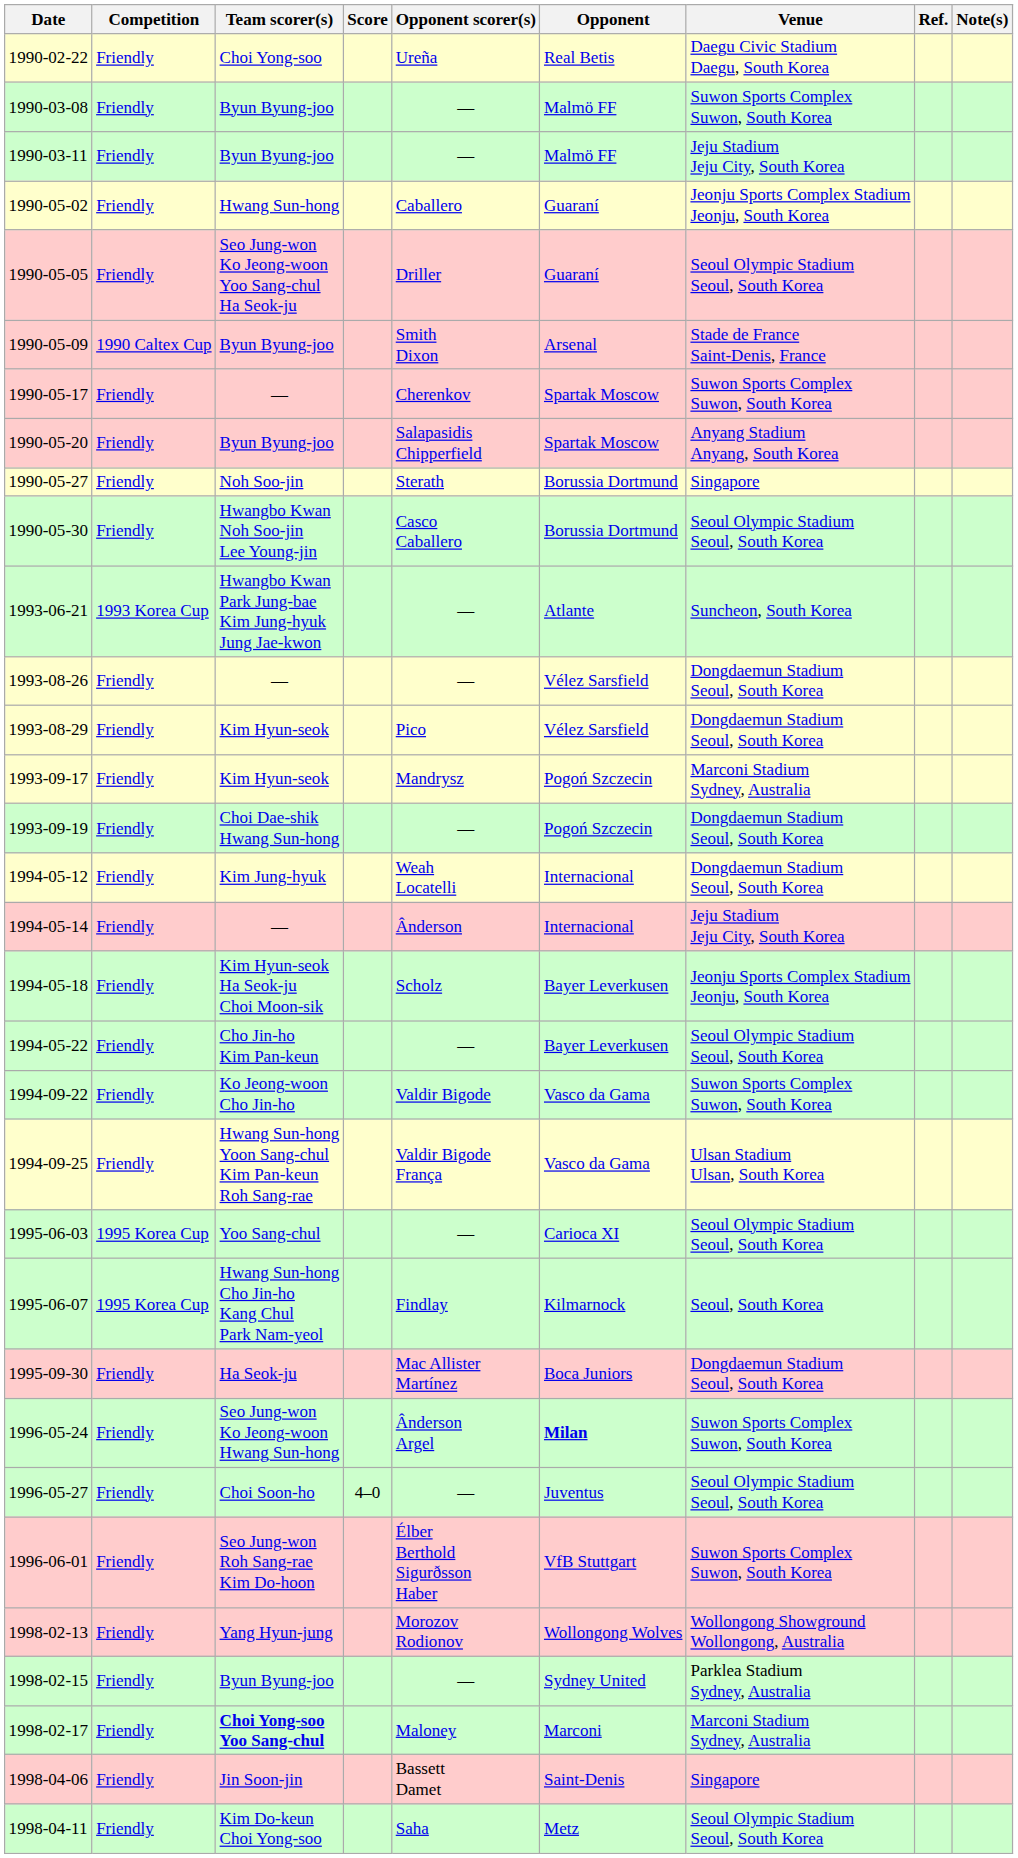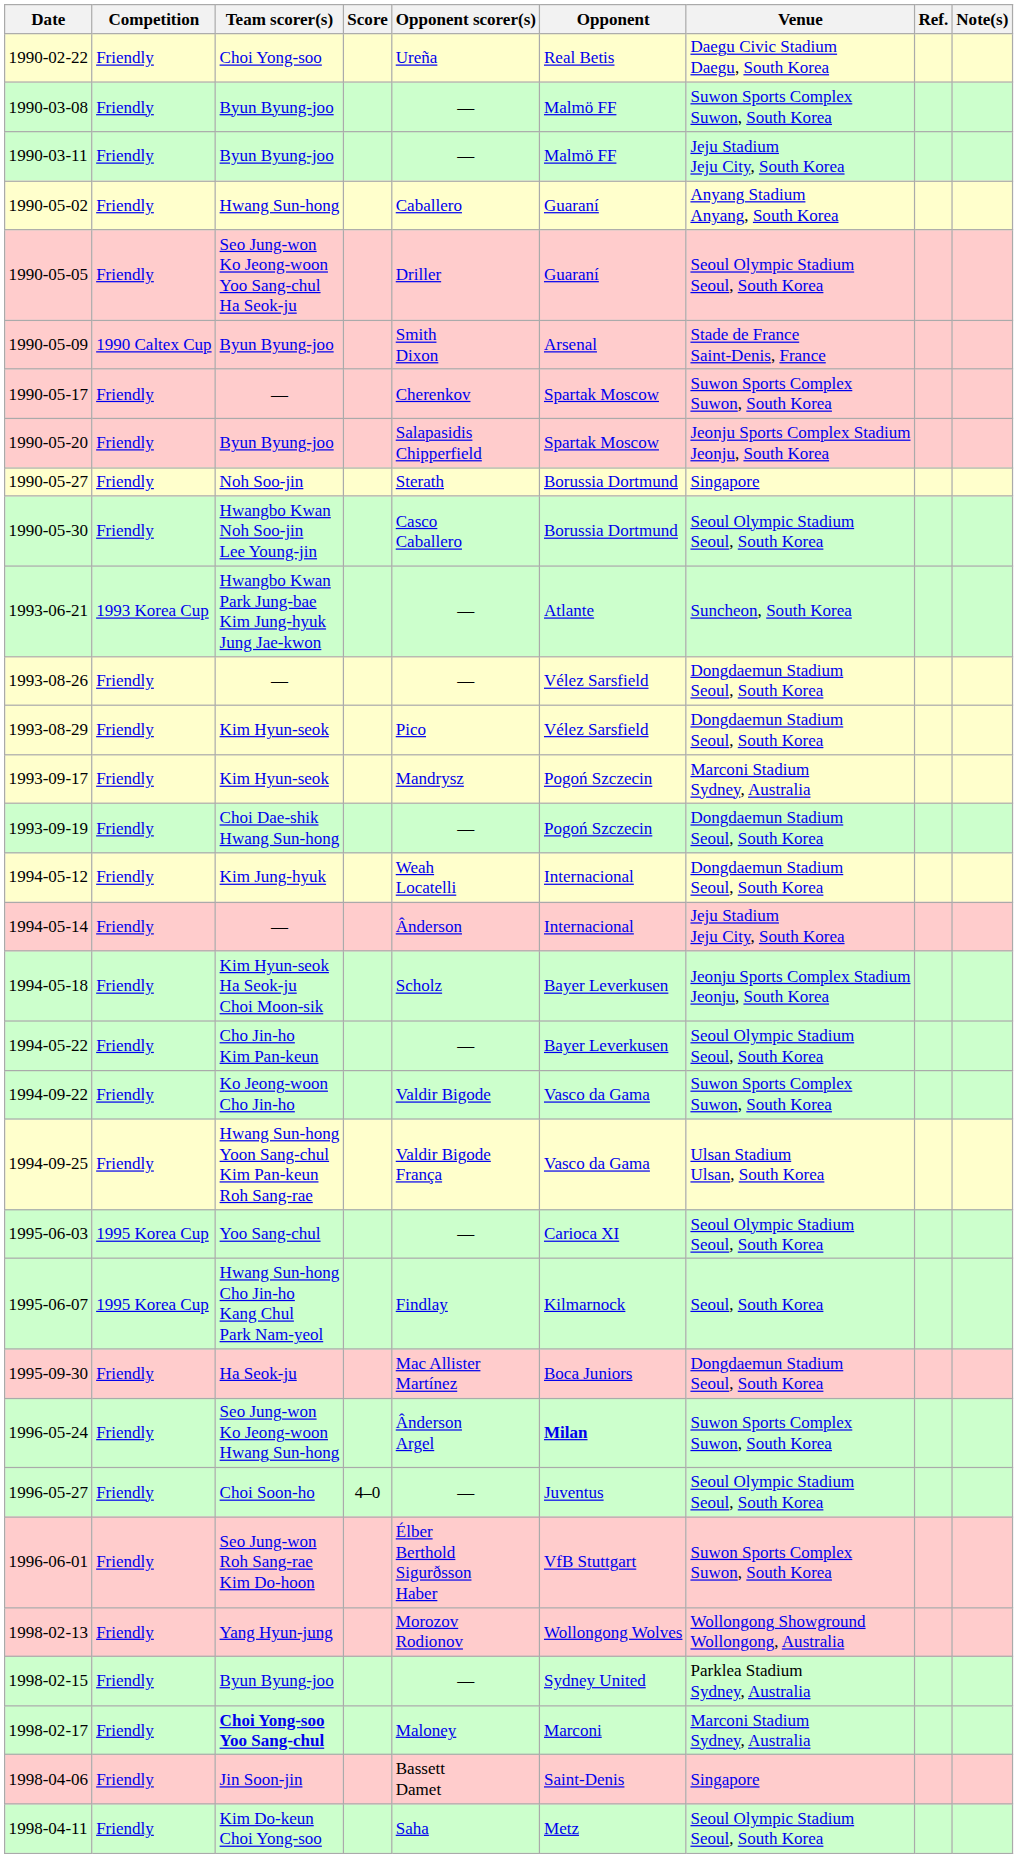(800, 205) Jeonju Sports Complex Stadium Jeonju, South Korea -> (764, 205) Anyang Stadium Anyang, South Korea
(764, 442) Anyang Stadium Anyang, South Korea -> (800, 442) Jeonju Sports Complex Stadium Jeonju, South Korea
